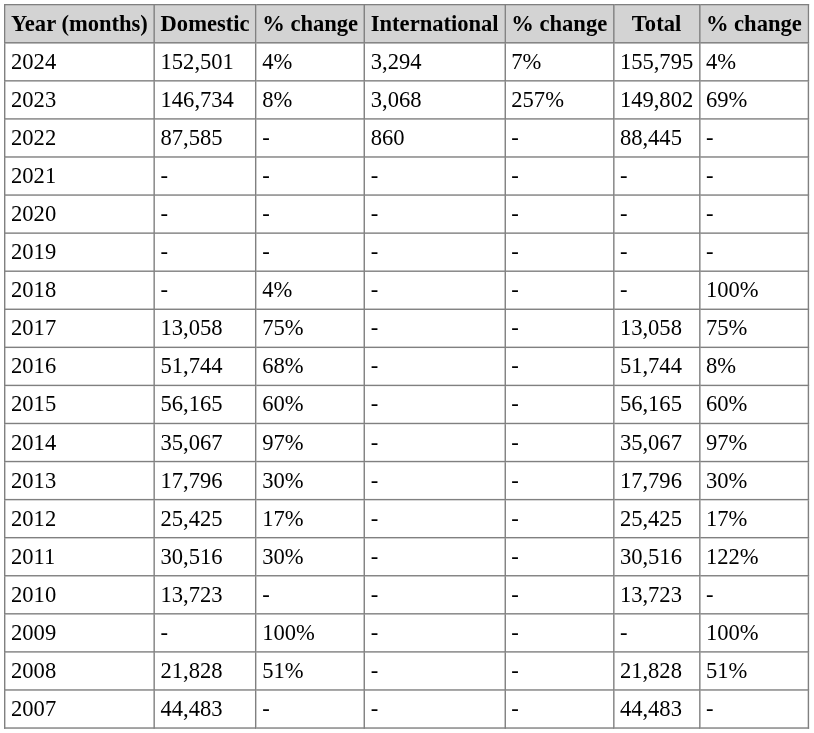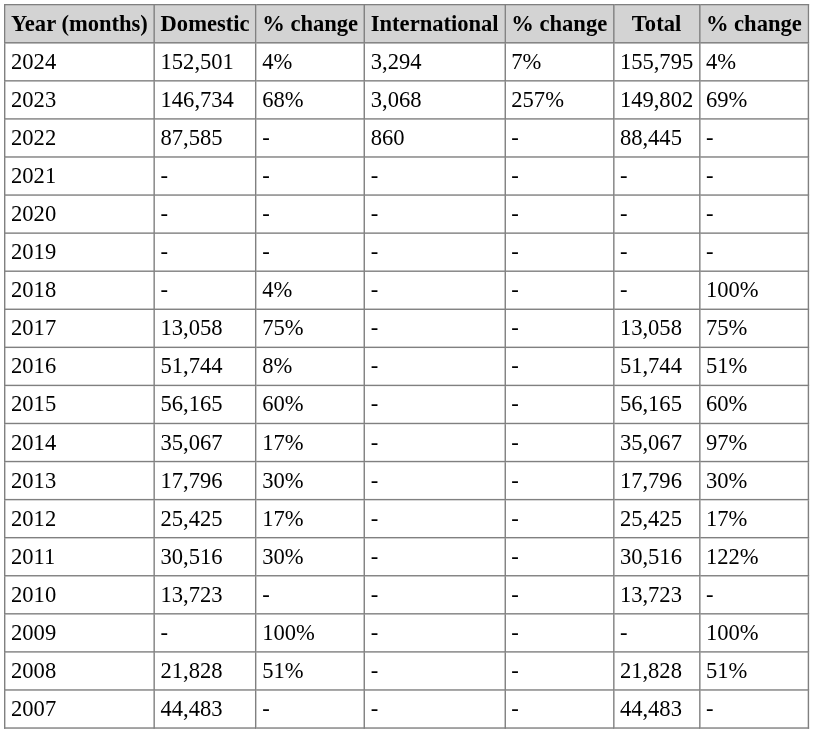(277, 99) 8% -> (283, 99) 68%
(283, 366) 68% -> (277, 366) 8%
(721, 366) 8% -> (727, 366) 51%
(283, 442) 97% -> (283, 442) 17%
